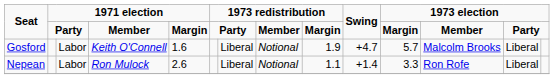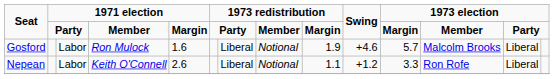(129, 47) Keith O'Connell -> (120, 47) Ron Mulock
(367, 47) +4.7 -> (367, 47) +4.6
(120, 64) Ron Mulock -> (129, 64) Keith O'Connell
(367, 64) +1.4 -> (367, 64) +1.2
